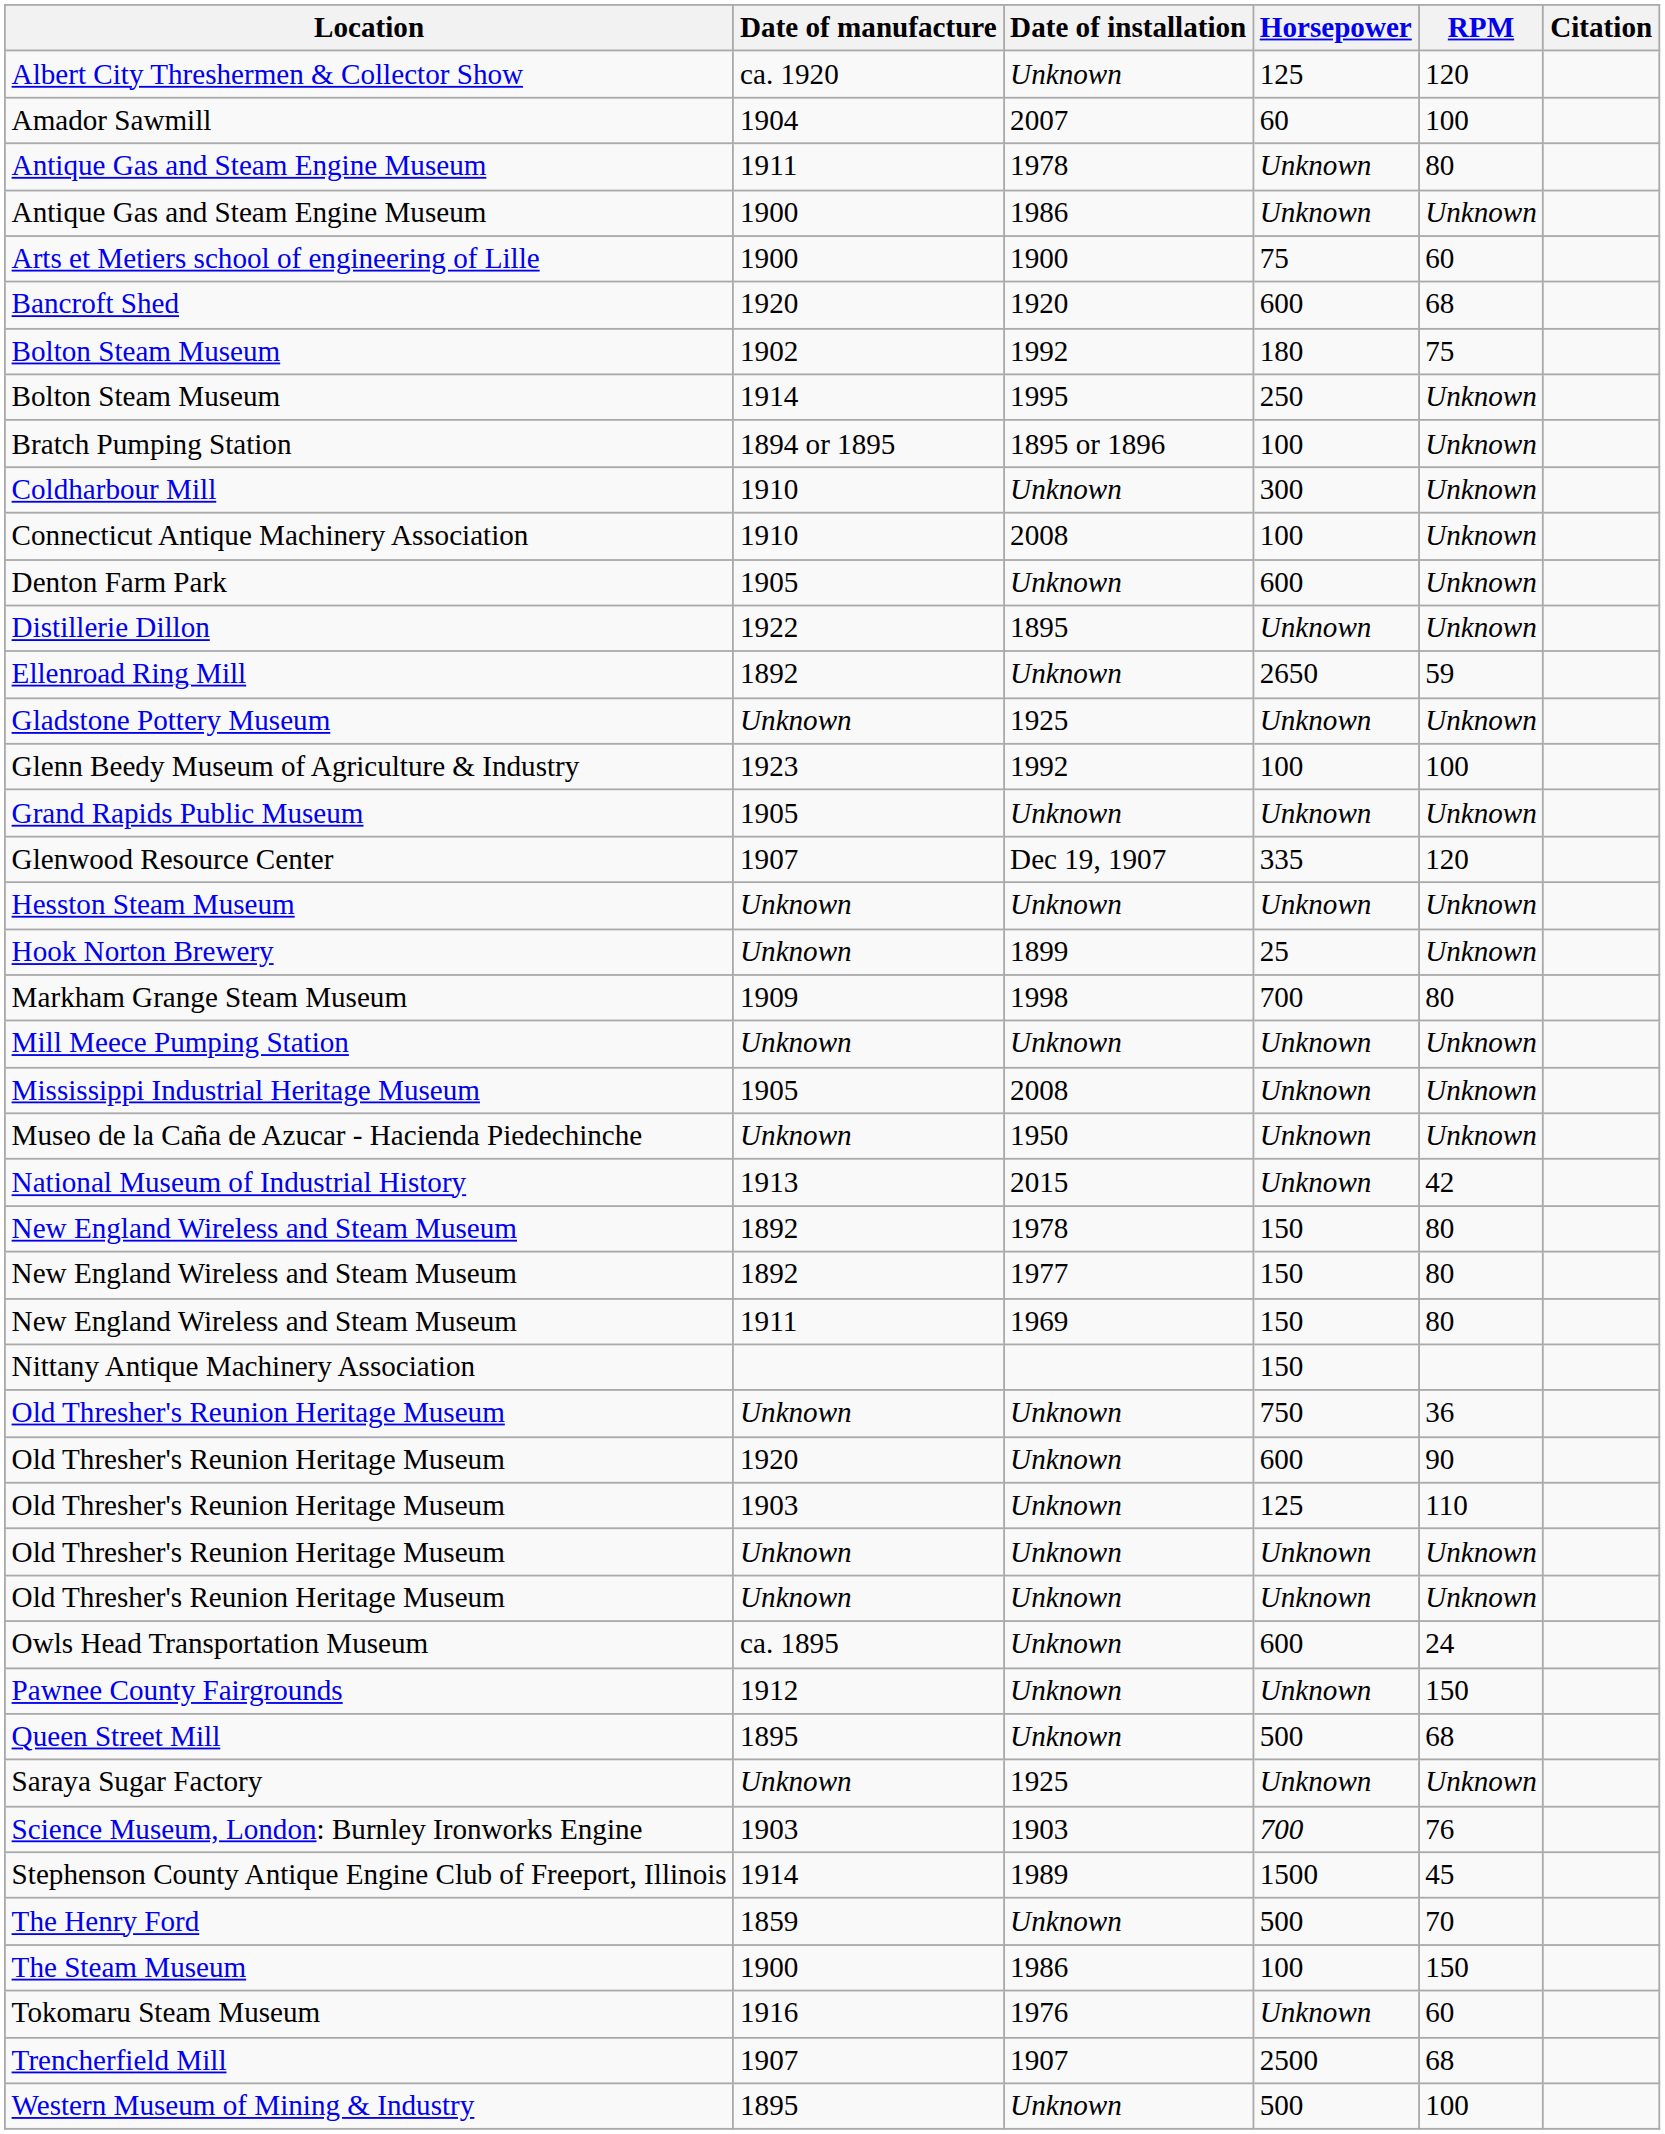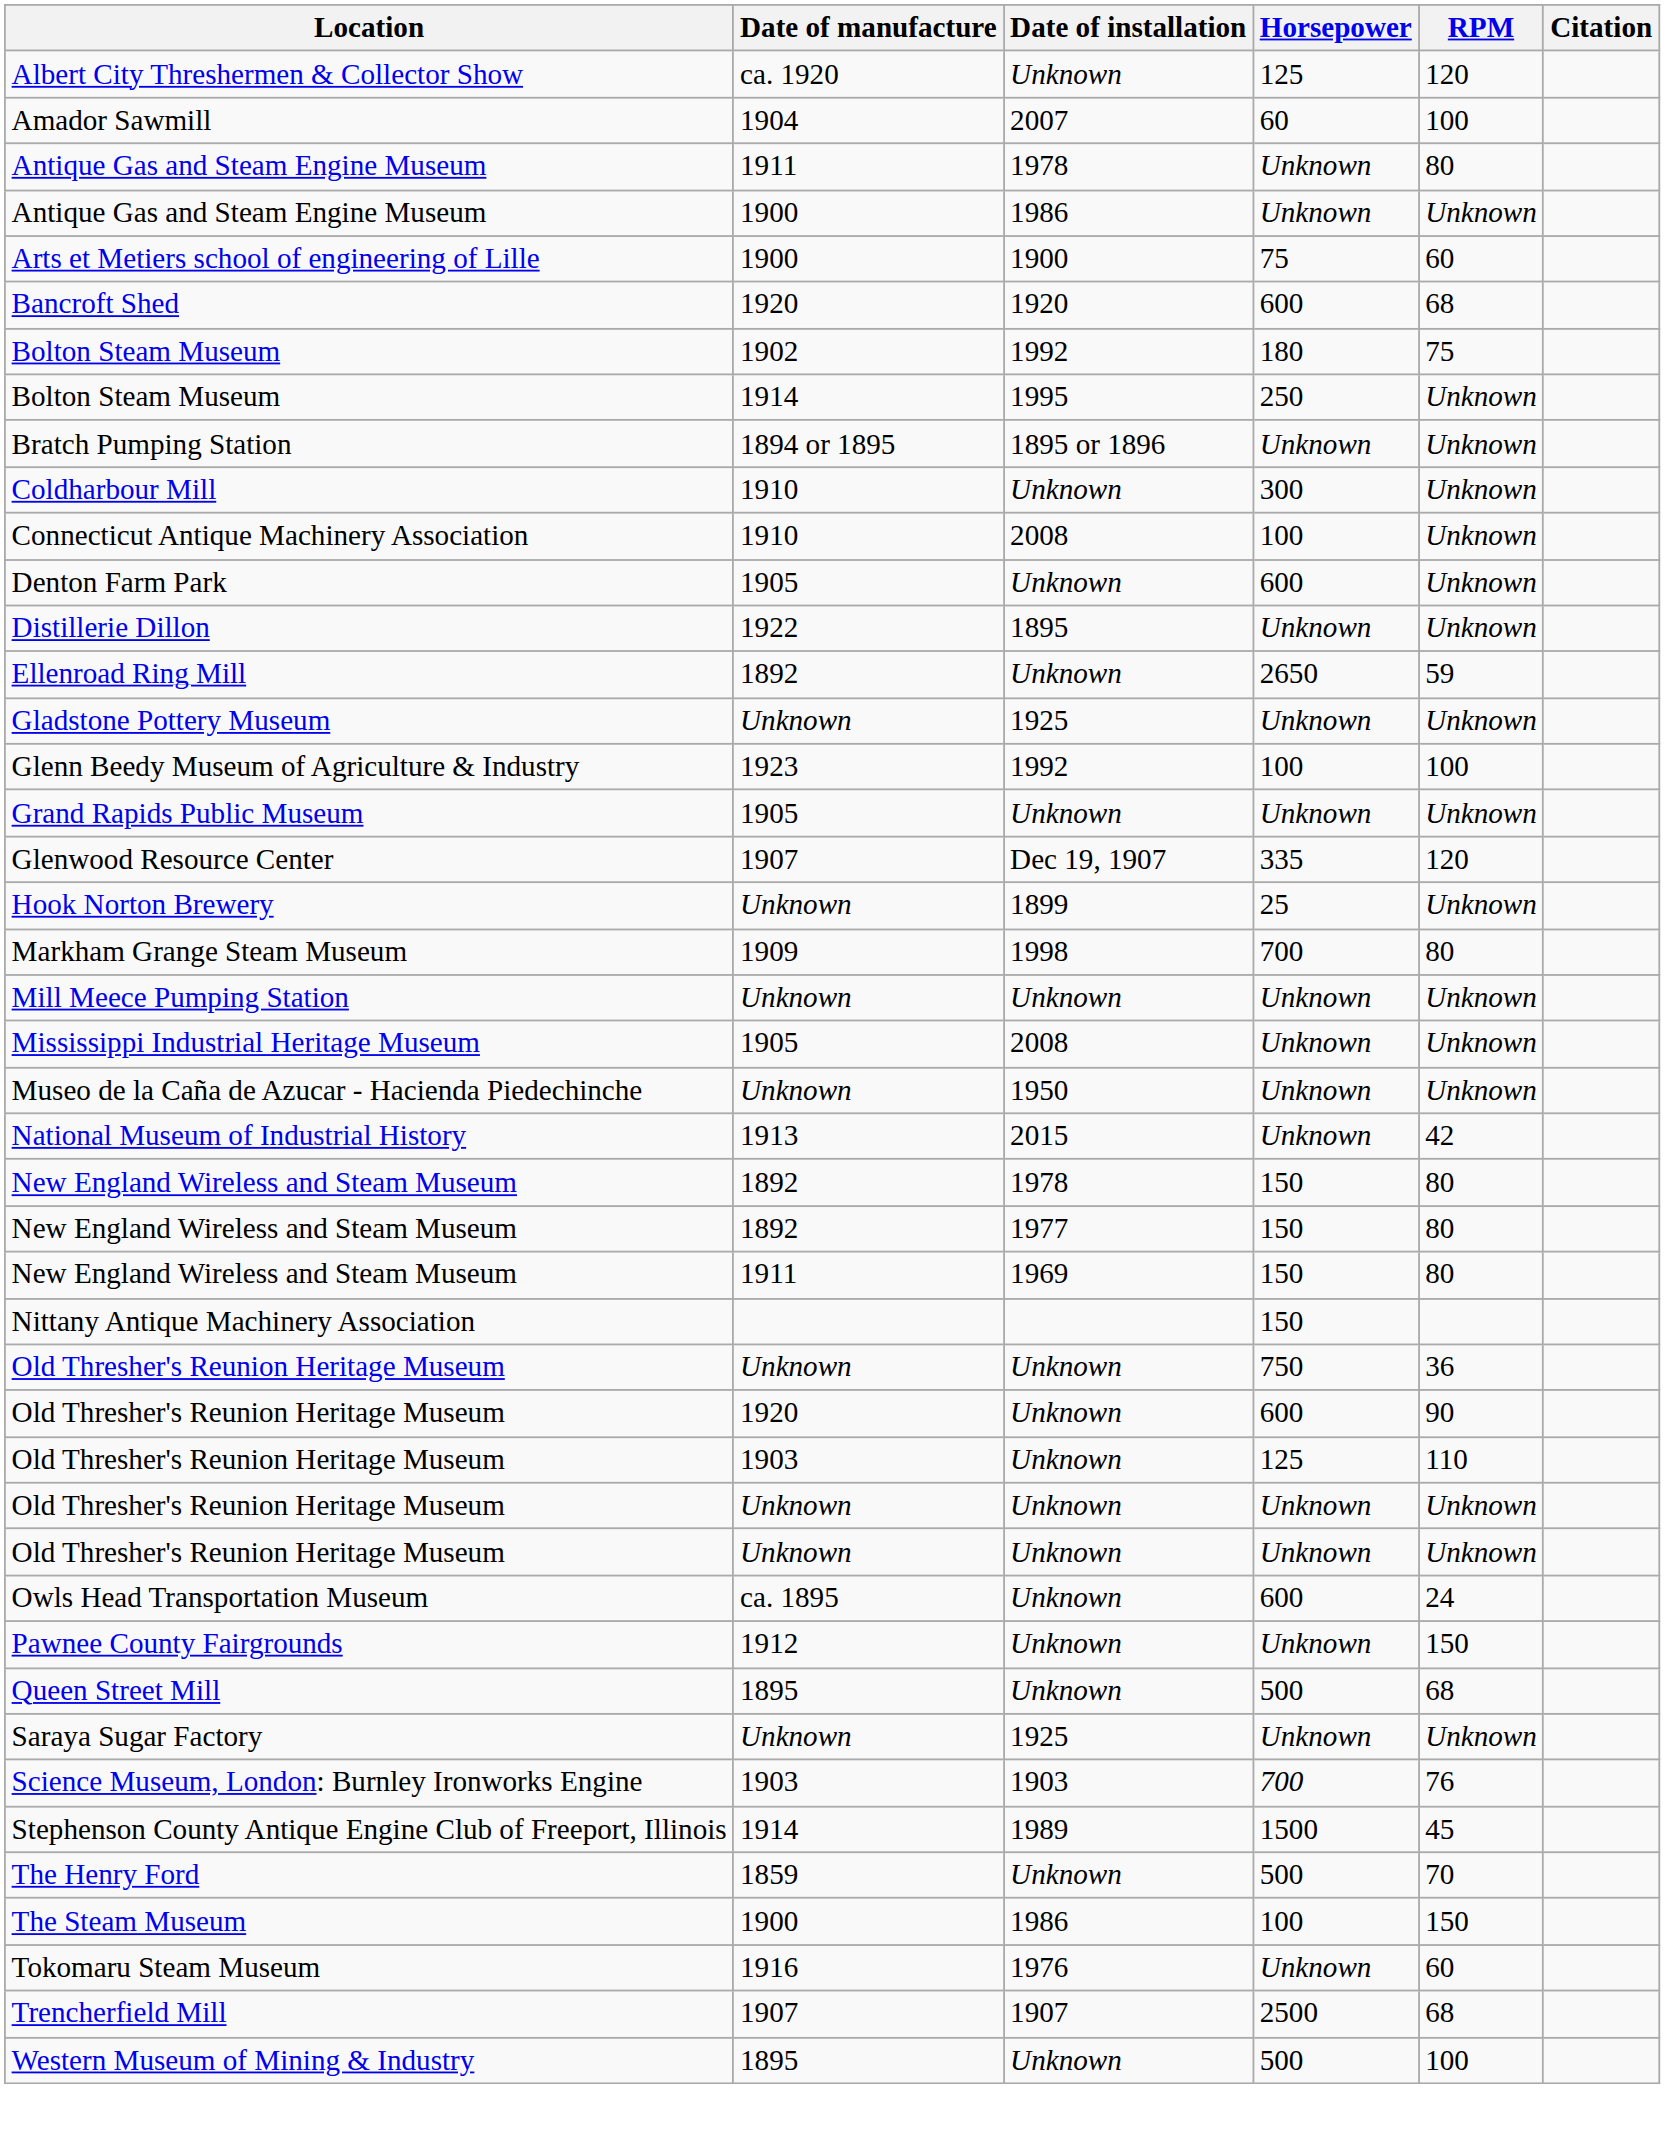(1282, 443) 100 -> (1316, 443) Unknown
- row: (153, 905)
